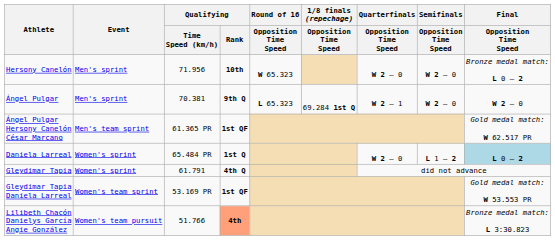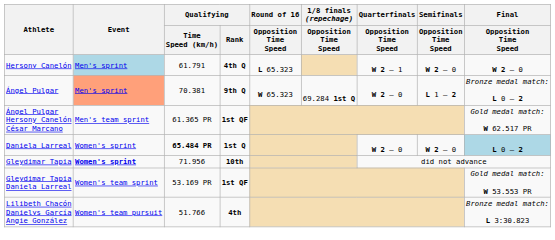(101, 69) no background -> (101, 65) lightblue background
(192, 69) 71.956 -> (192, 65) 61.791
(235, 69) 10th -> (235, 65) 4th Q
(275, 74) W 65.323 -> (275, 69) L 65.323
(387, 74) W 2 – 0 -> (387, 69) W 2 – 1
(508, 69) Bronze medal match: L 0 – 2 -> (508, 69) W 2 – 0
(101, 99) no background -> (101, 90) lightsalmon background
(275, 103) L 65.323 -> (275, 94) W 65.323
(387, 103) W 2 – 1 -> (387, 94) W 2 – 0
(441, 103) W 2 – 0 -> (441, 94) L 1 – 2
(508, 103) W 2 – 0 -> (508, 90) Bronze medal match: L 0 – 2
(192, 153) normal -> (192, 145) bold
(441, 158) L 1 – 2 -> (441, 149) W 2 – 0
(106, 170) normal -> (106, 161) bold
(192, 170) 61.791 -> (192, 161) 71.956
(235, 170) 4th Q -> (235, 161) 10th
(235, 220) lightsalmon background -> (235, 212) no background
